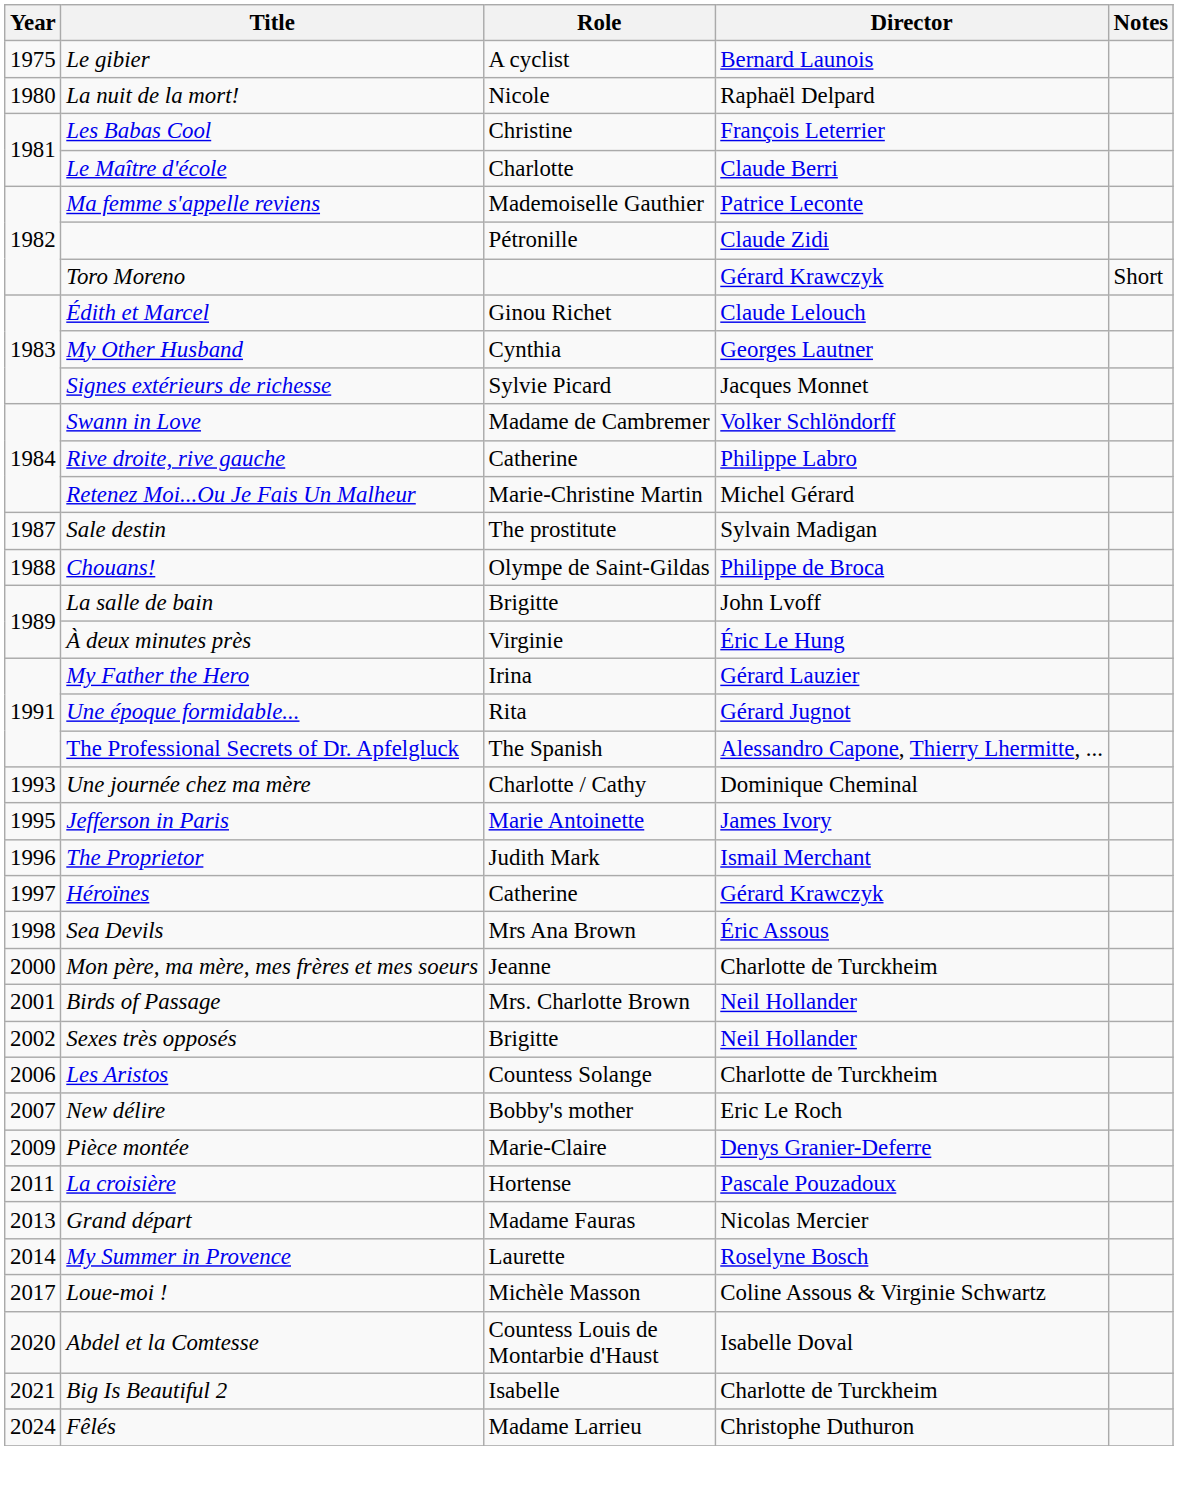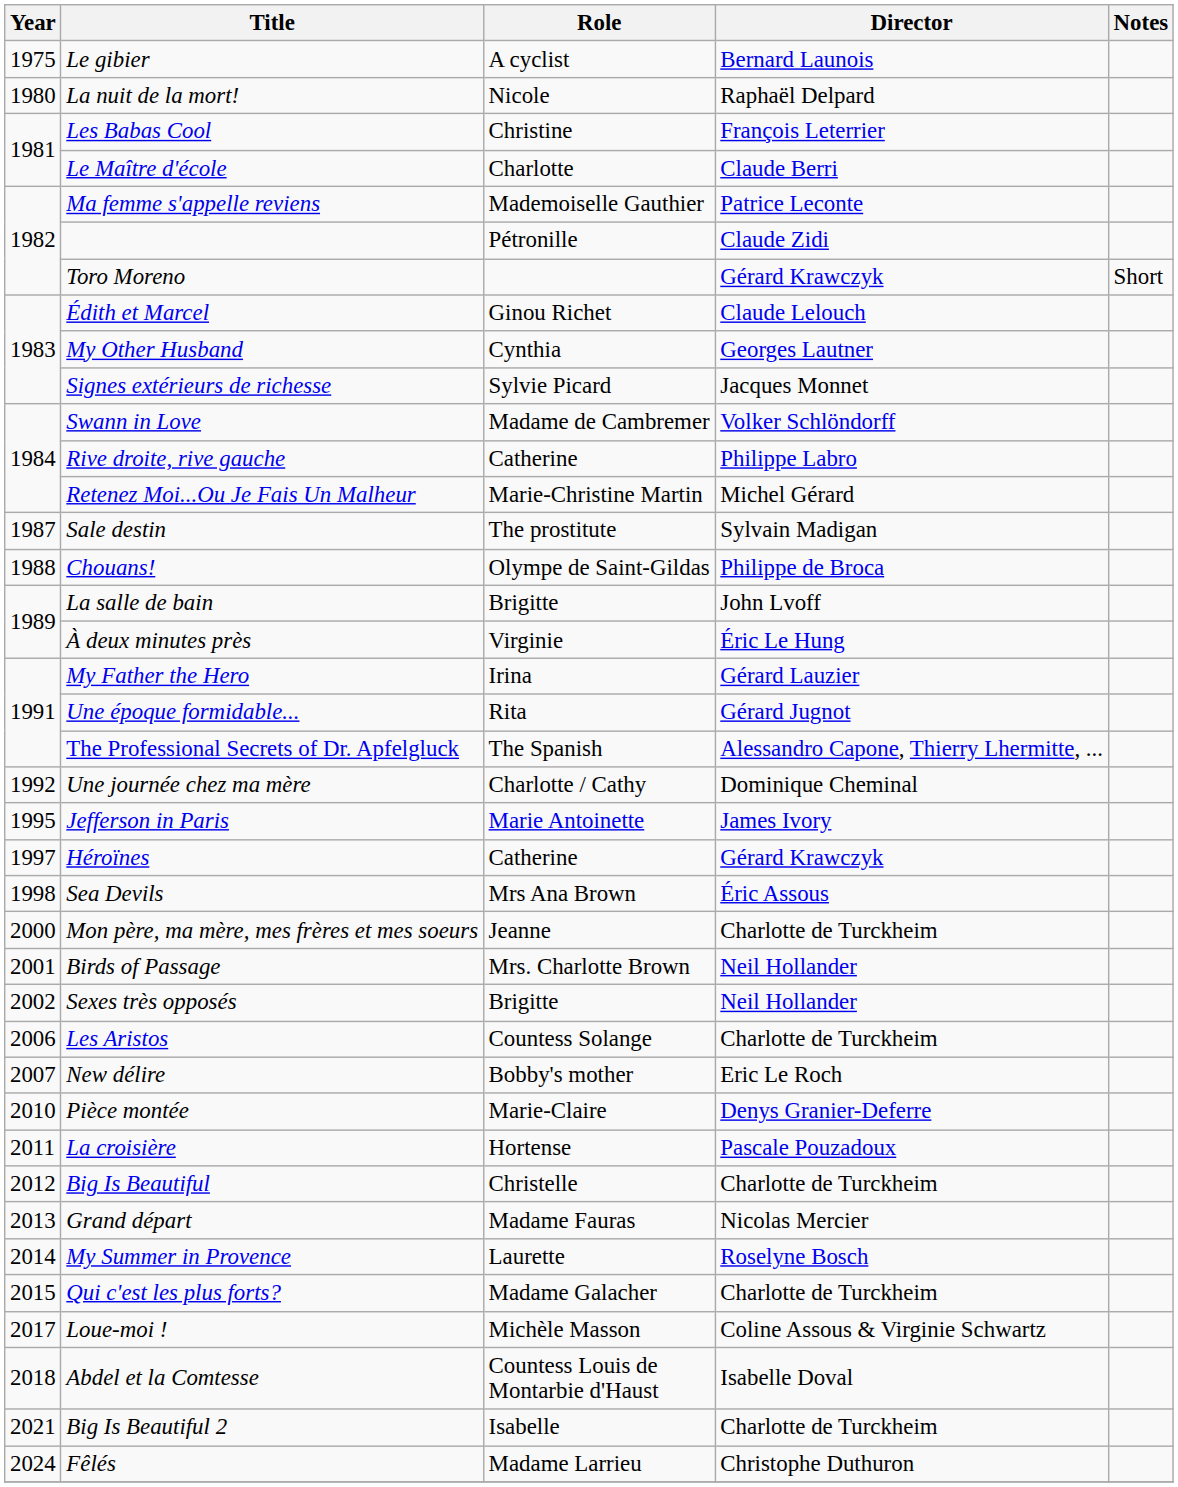(33, 784) 1993 -> (33, 784) 1992
- row: (135, 857)
(33, 1147) 2009 -> (33, 1111) 2010
+ row: (138, 1183)
+ row: (174, 1292)
(33, 1341) 2020 -> (33, 1378) 2018
